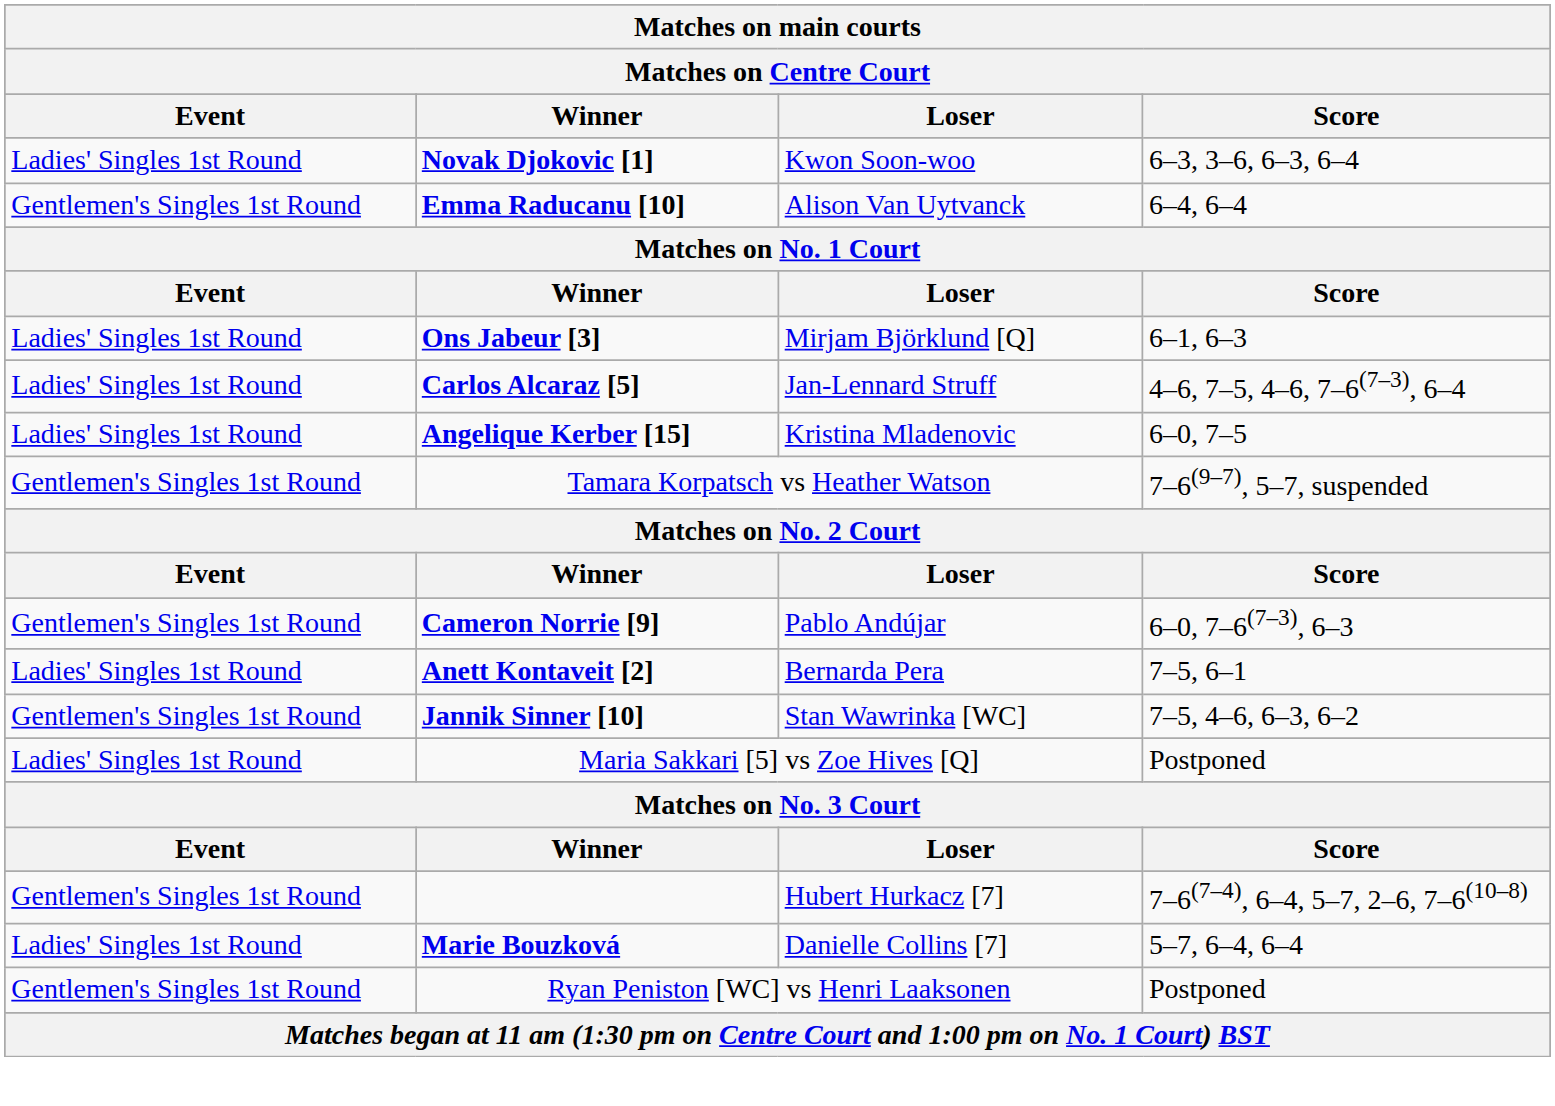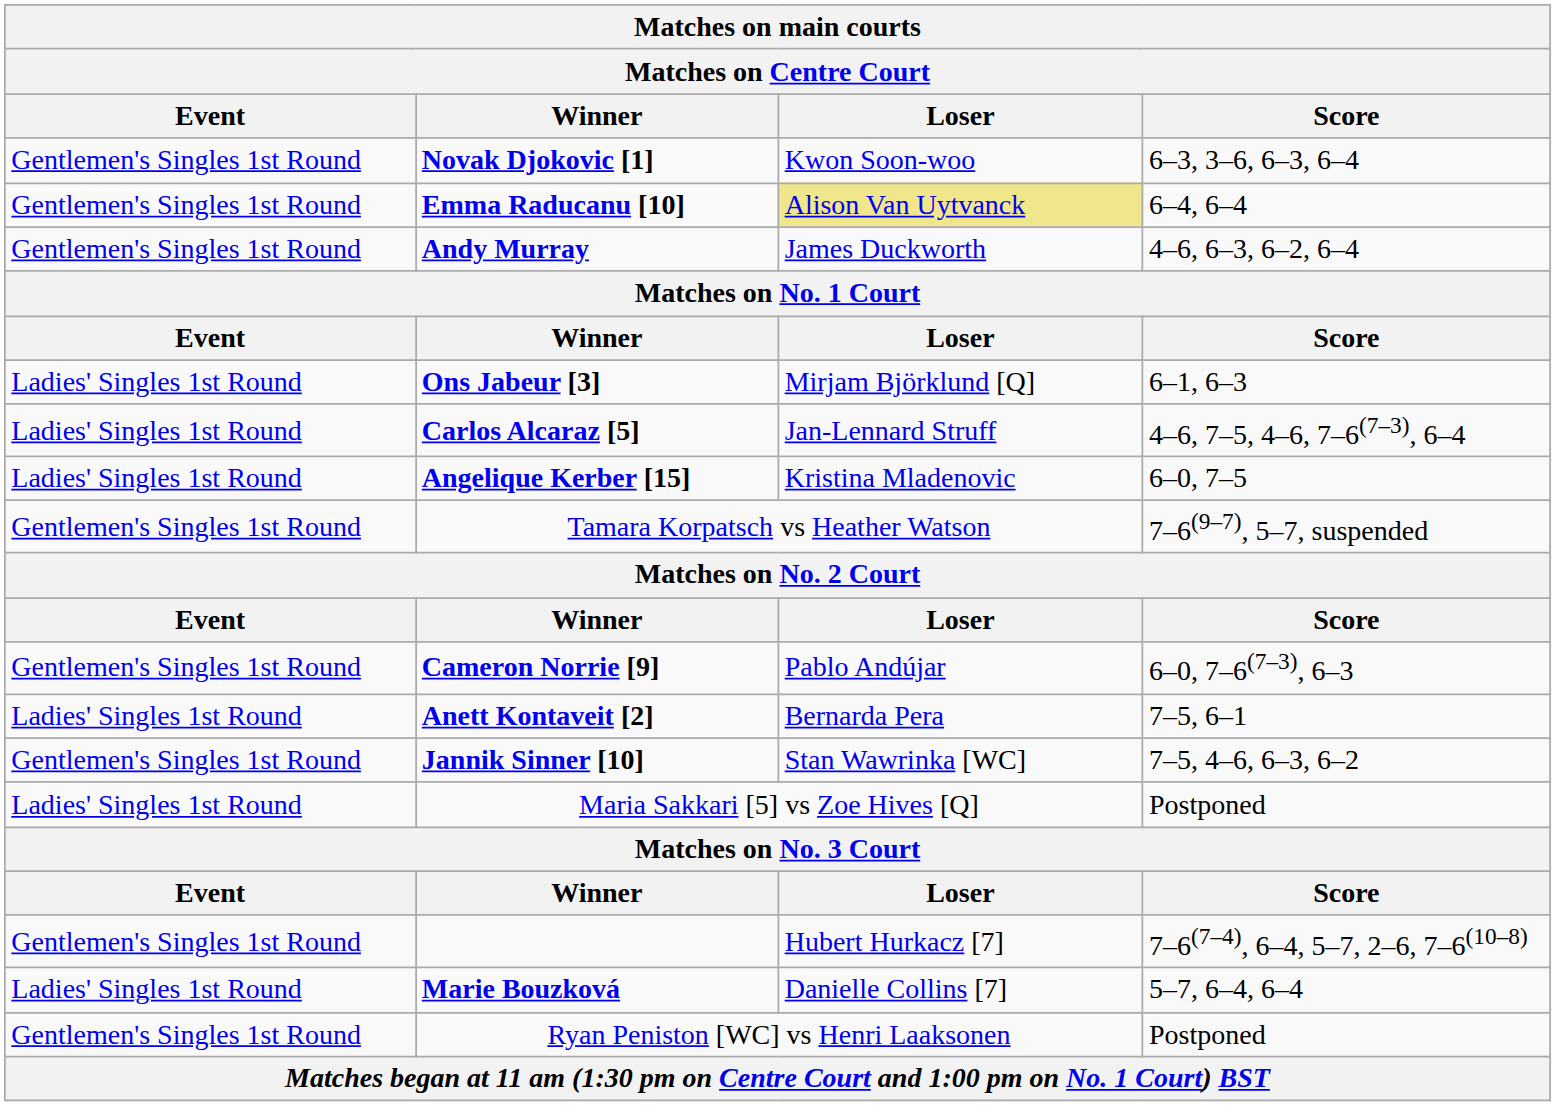(157, 159) Ladies' Singles 1st Round -> (186, 159) Gentlemen's Singles 1st Round
(905, 204) no background -> (905, 204) khaki background
+ row: (505, 248)
